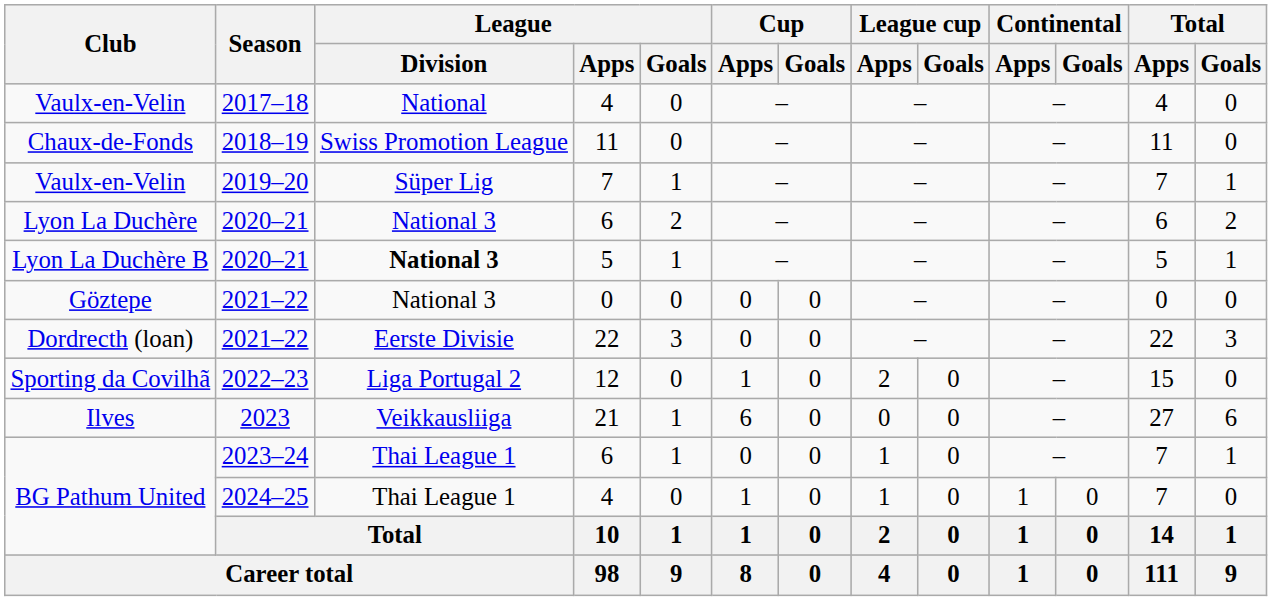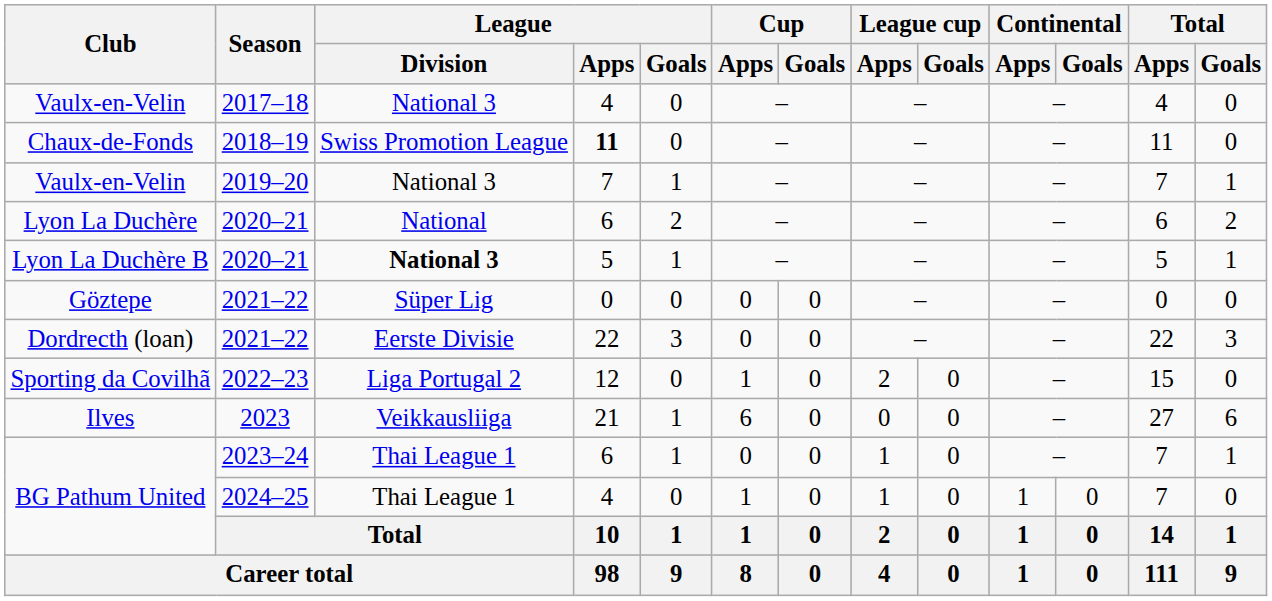(444, 102) National -> (444, 102) National 3
(607, 142) normal -> (607, 142) bold
(444, 181) Süper Lig -> (444, 181) National 3
(444, 220) National 3 -> (444, 220) National
(444, 299) National 3 -> (444, 299) Süper Lig
